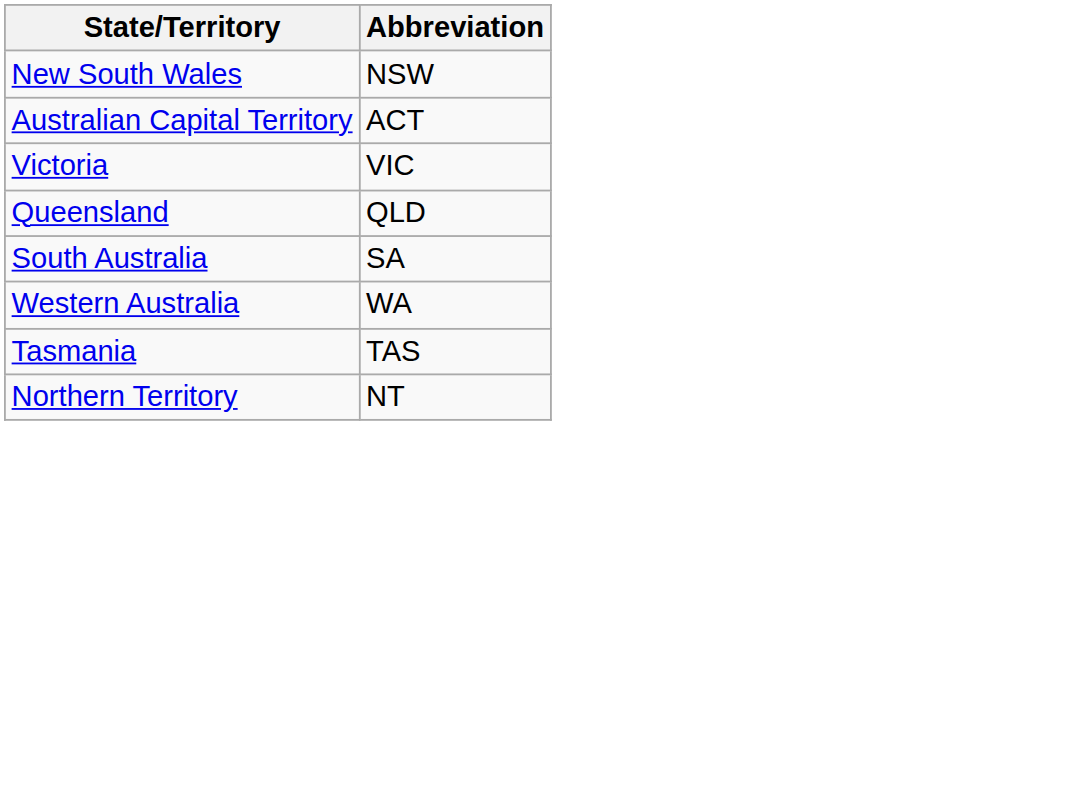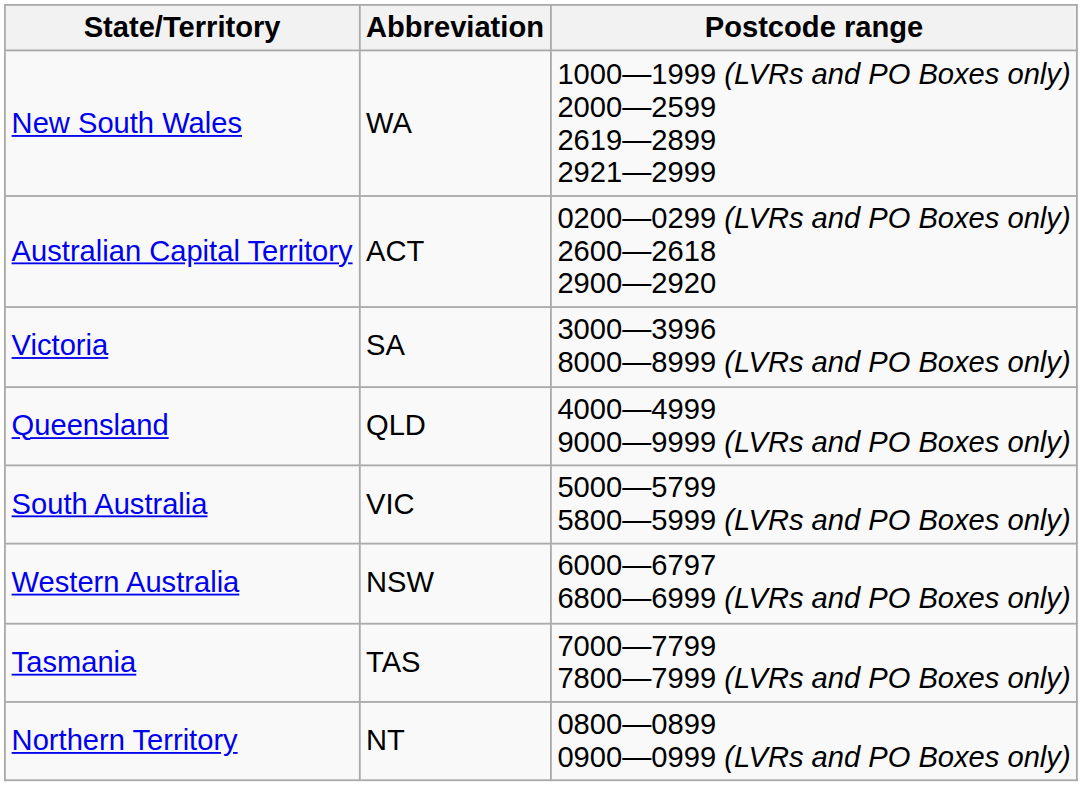+ column: (814, 27)
(400, 73) NSW -> (389, 122) WA
(390, 166) VIC -> (385, 346) SA
(385, 258) SA -> (390, 504) VIC
(389, 304) WA -> (400, 583) NSW
